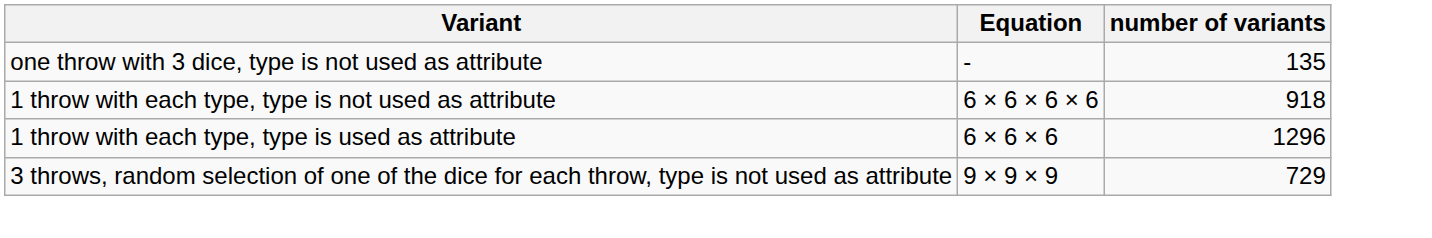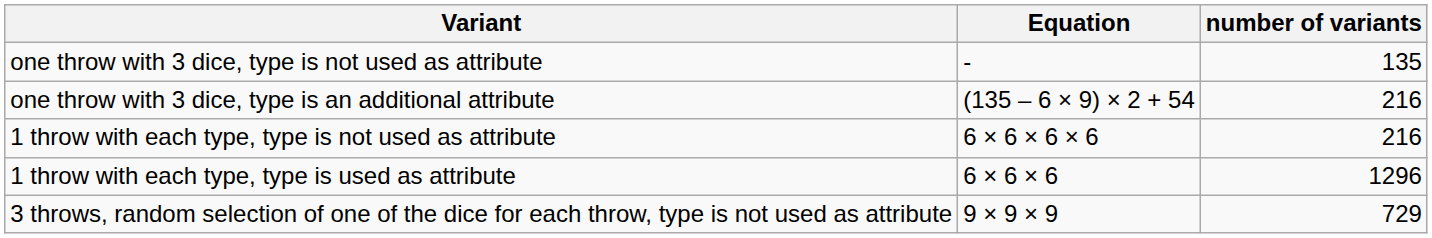+ row: (282, 99)
(1306, 99) 918 -> (1402, 137) 216
